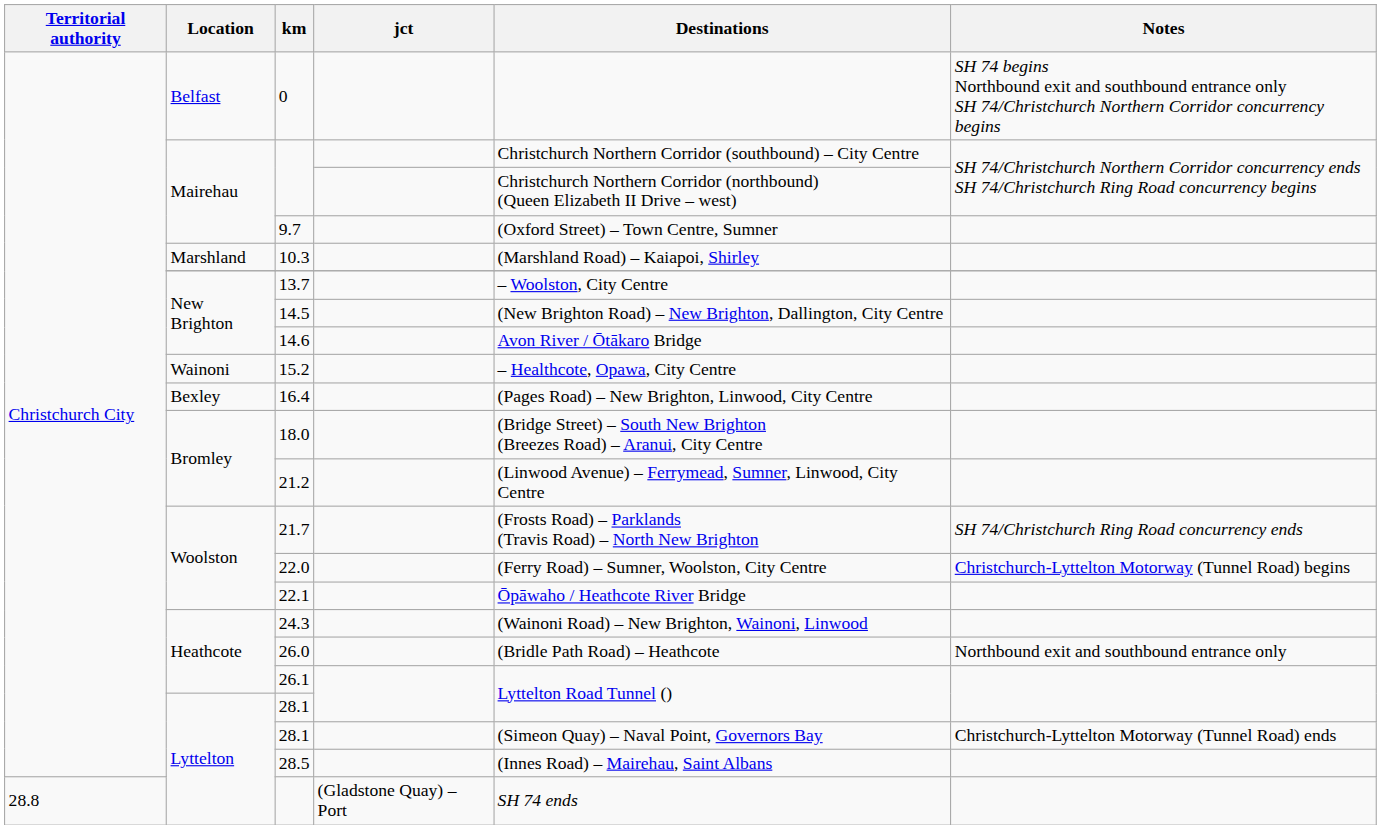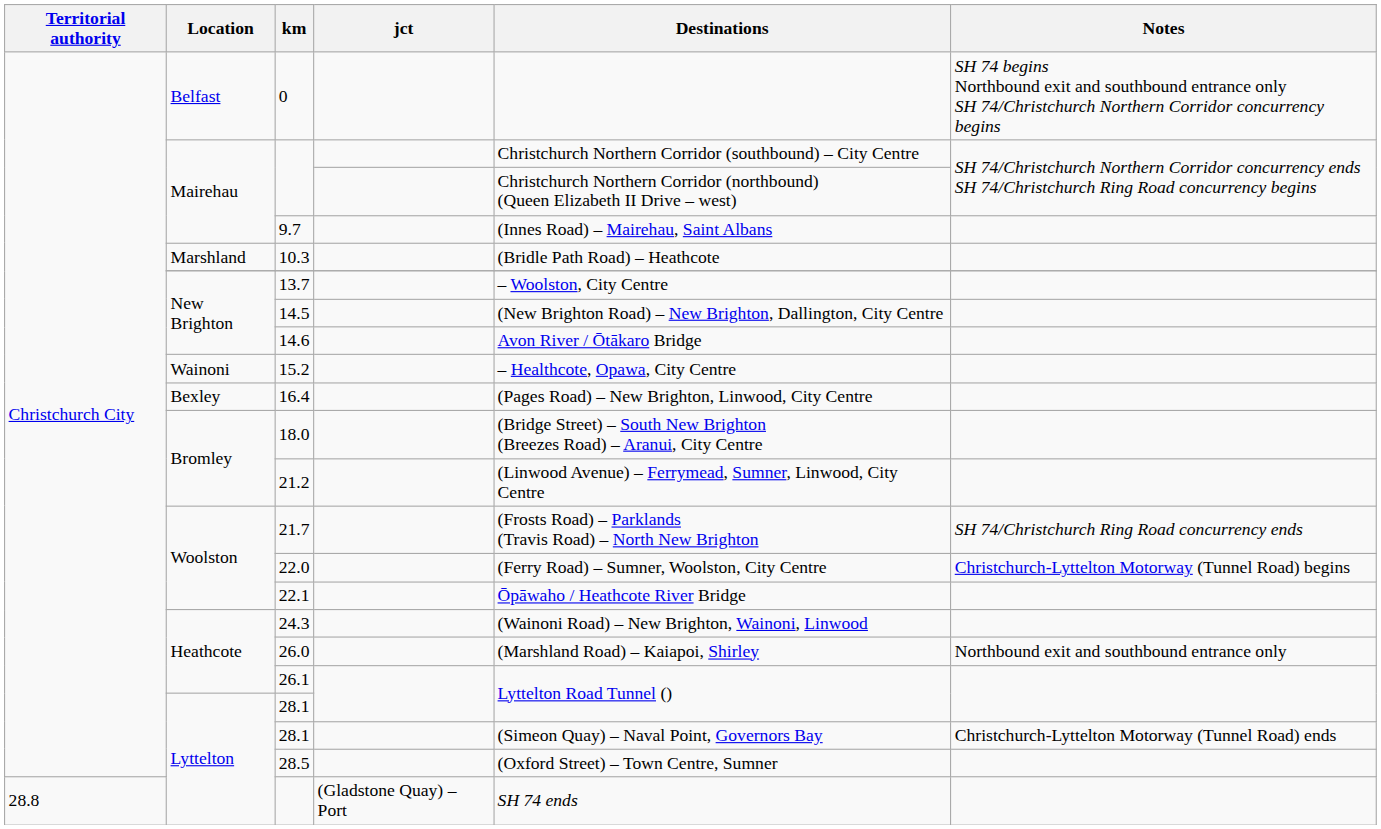(638, 229) (Oxford Street) – Town Centre, Sumner -> (635, 229) (Innes Road) – Mairehau, Saint Albans
(628, 257) (Marshland Road) – Kaiapoi, Shirley -> (609, 257) (Bridle Path Road) – Heathcote
(609, 651) (Bridle Path Road) – Heathcote -> (628, 651) (Marshland Road) – Kaiapoi, Shirley
(635, 763) (Innes Road) – Mairehau, Saint Albans -> (638, 763) (Oxford Street) – Town Centre, Sumner
